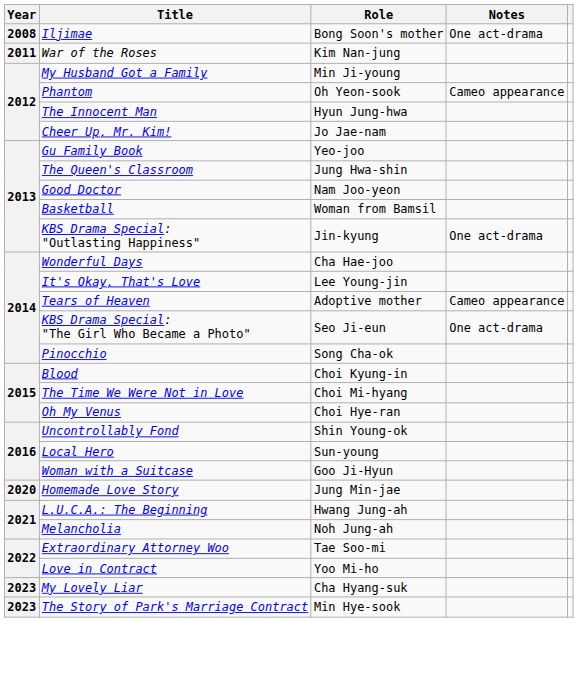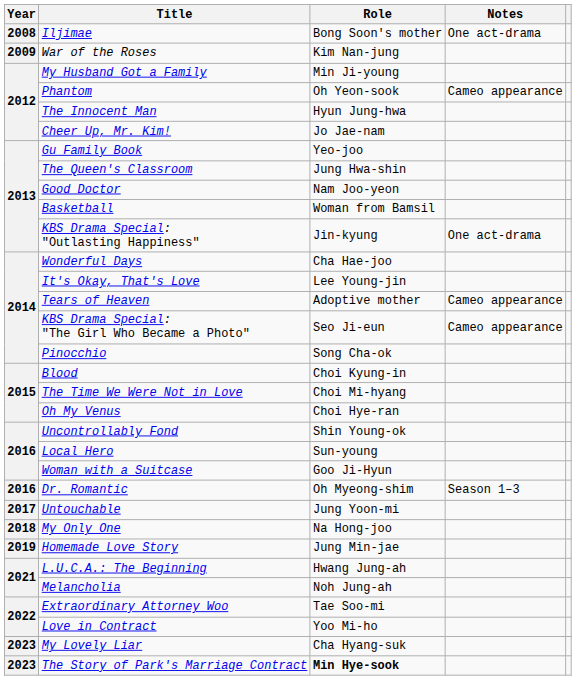(22, 53) 2011 -> (22, 53) 2009
(496, 327) One act-drama -> (505, 327) Cameo appearance
+ row: (85, 490)
+ row: (81, 510)
+ row: (81, 529)
(22, 490) 2020 -> (22, 549) 2019
(357, 607) normal -> (356, 666) bold
